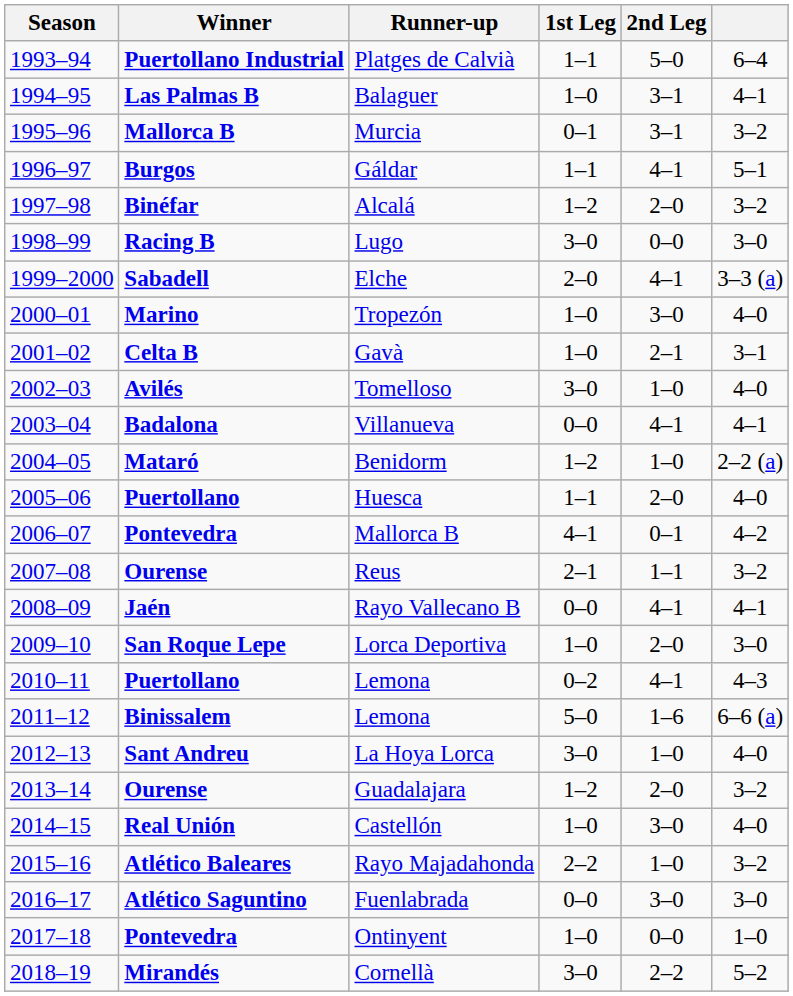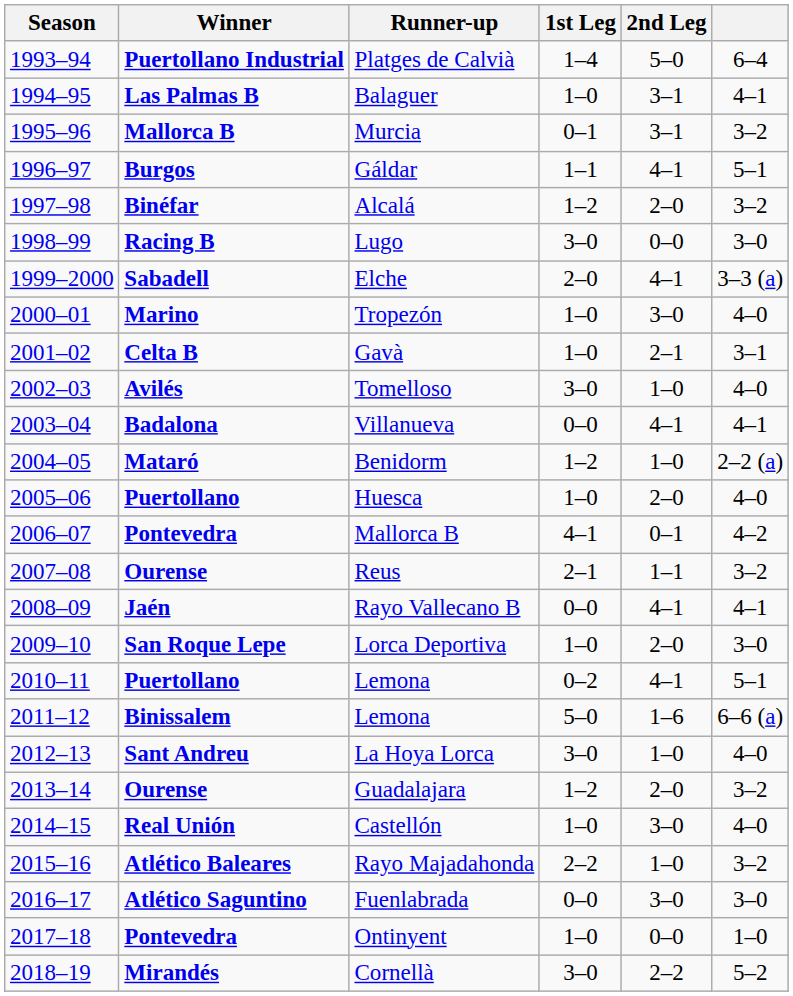(580, 59) 1–1 -> (580, 59) 1–4
(580, 497) 1–1 -> (580, 497) 1–0
(750, 680) 4–3 -> (750, 680) 5–1
